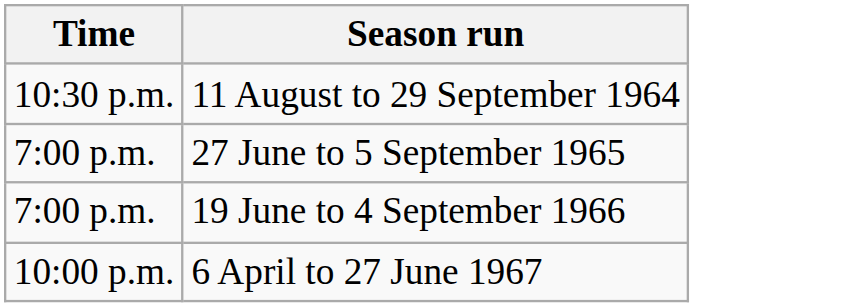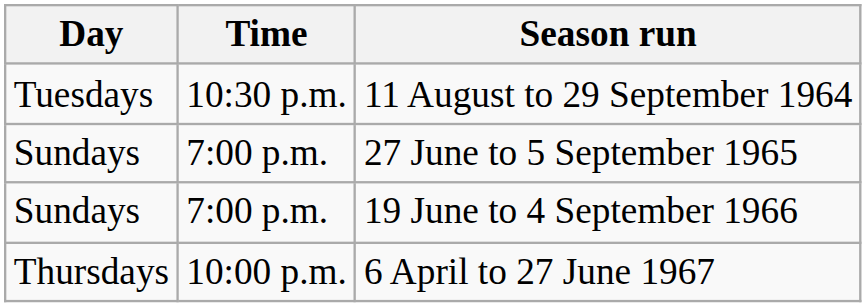+ column: (91, 34)
